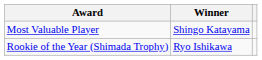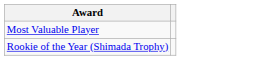- column: (211, 13)
